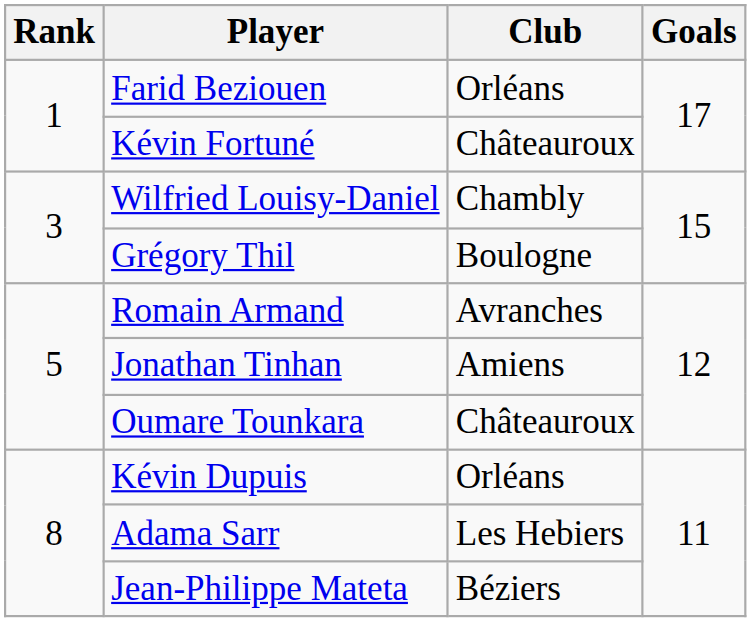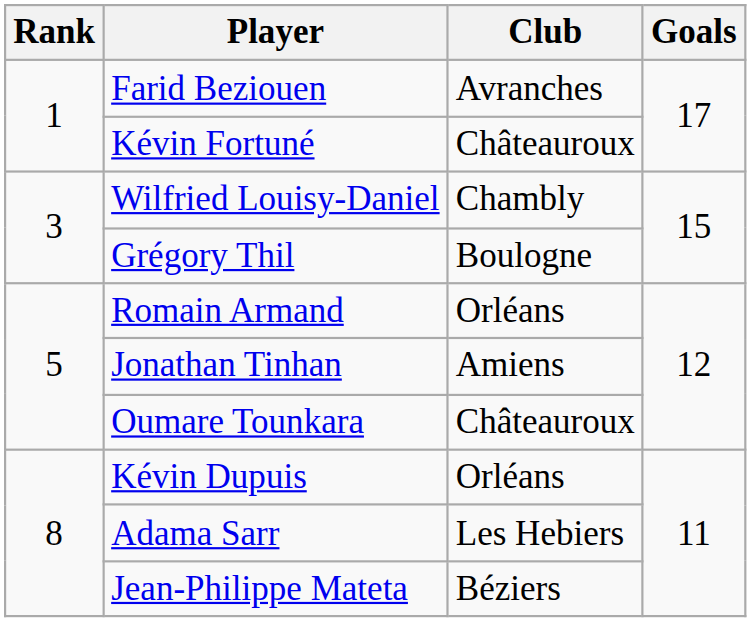(510, 87) Orléans -> (529, 87) Avranches
(529, 310) Avranches -> (510, 310) Orléans
